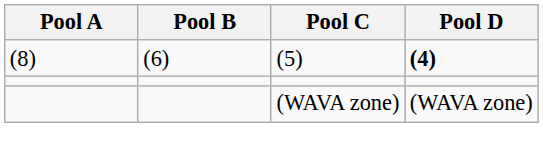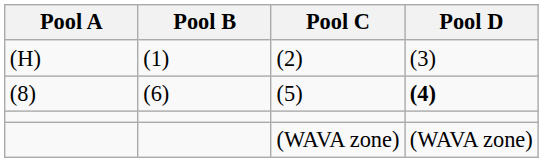+ row: (290, 57)
